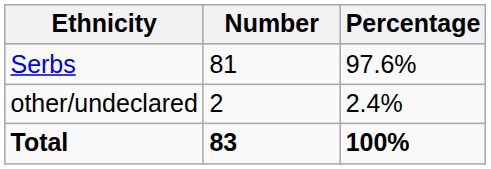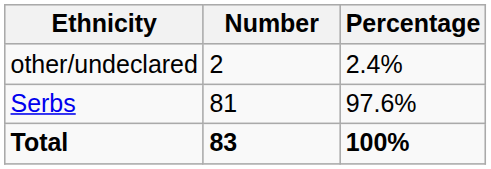rows swapped: (43, 63) <-> (104, 103)
